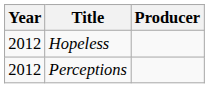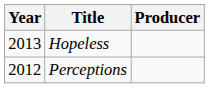(25, 43) 2012 -> (25, 43) 2013
